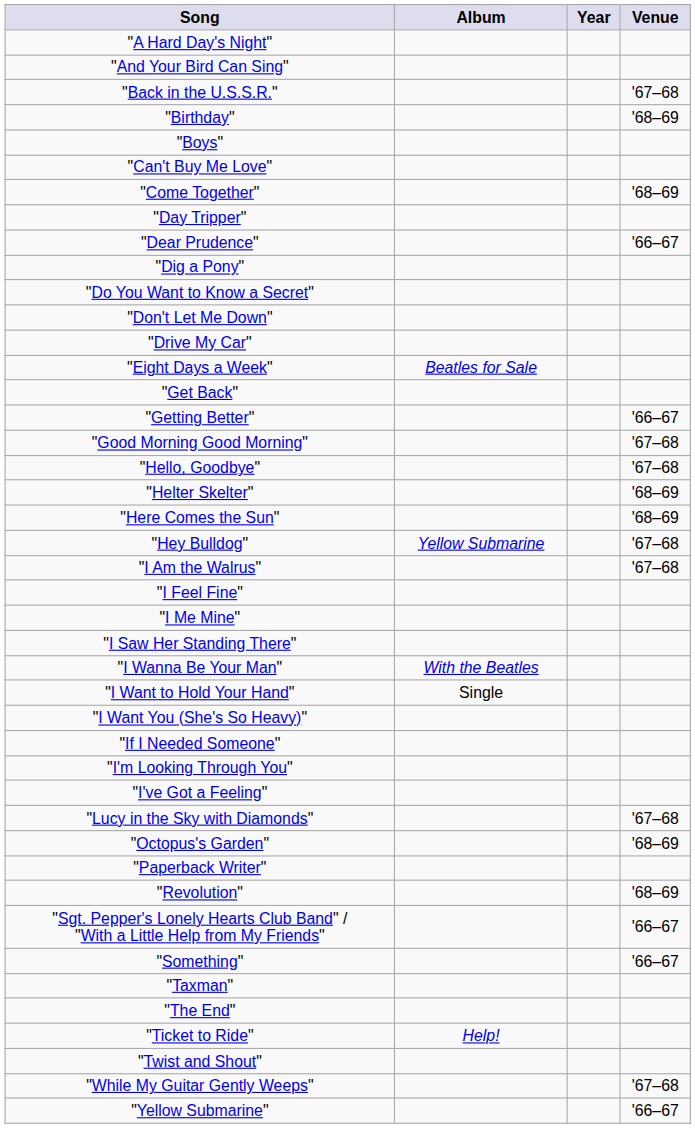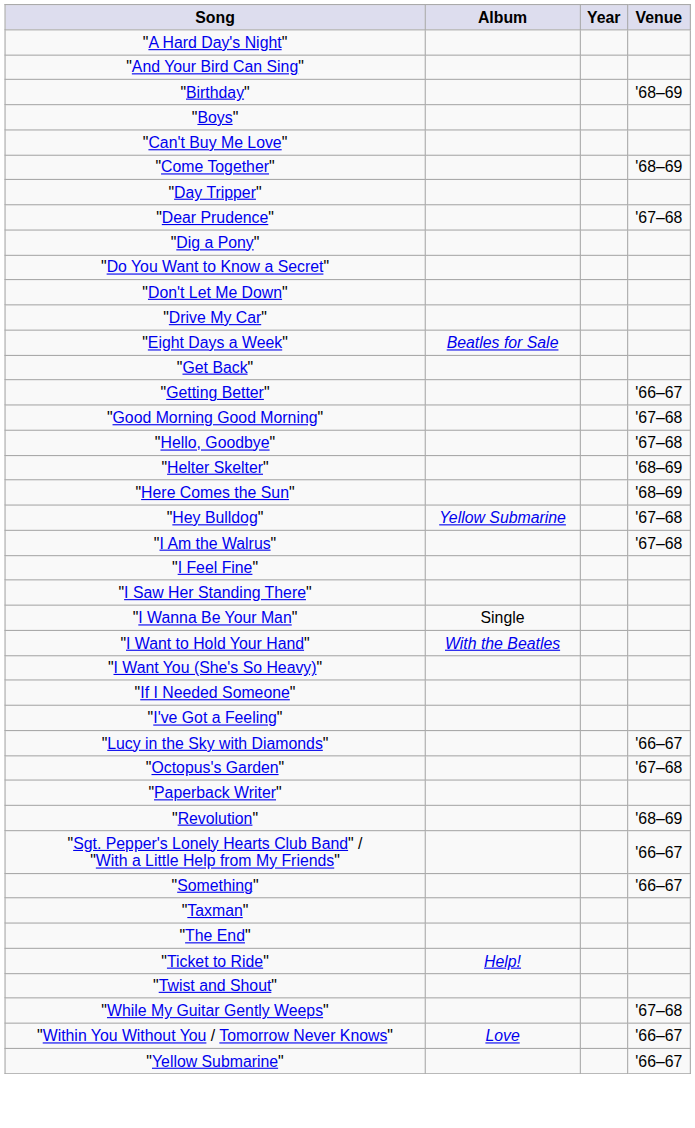- row: (200, 92)
(655, 242) '66–67 -> (659, 217) '67–68
- row: (200, 618)
(481, 668) With the Beatles -> (503, 618) Single
(481, 693) Single -> (503, 643) With the Beatles
- row: (200, 768)
(655, 818) '67–68 -> (659, 743) '66–67
(655, 843) '68–69 -> (659, 768) '67–68
+ row: (215, 1036)
